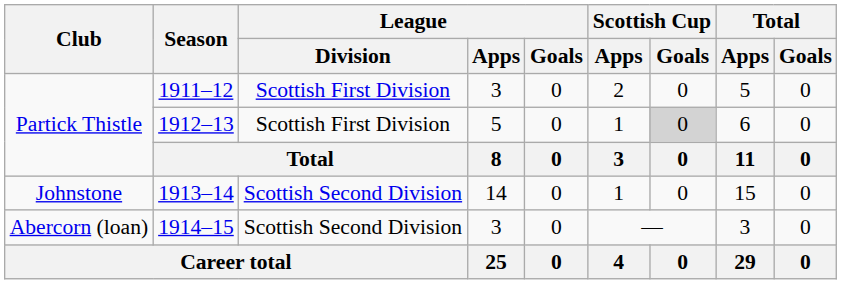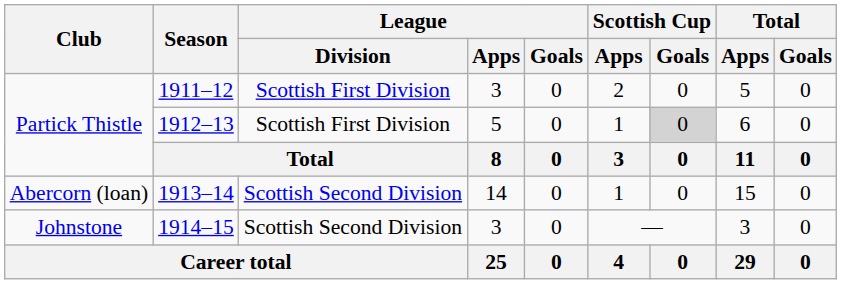(79, 192) Johnstone -> (79, 192) Abercorn (loan)
(79, 227) Abercorn (loan) -> (79, 227) Johnstone
